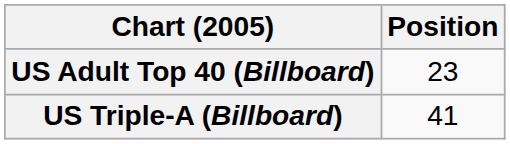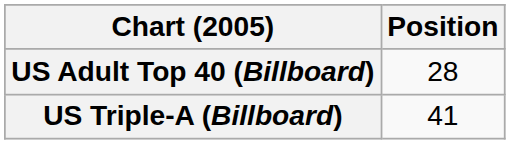(443, 71) 23 -> (443, 71) 28
